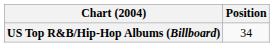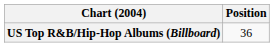(246, 32) 34 -> (246, 32) 36
